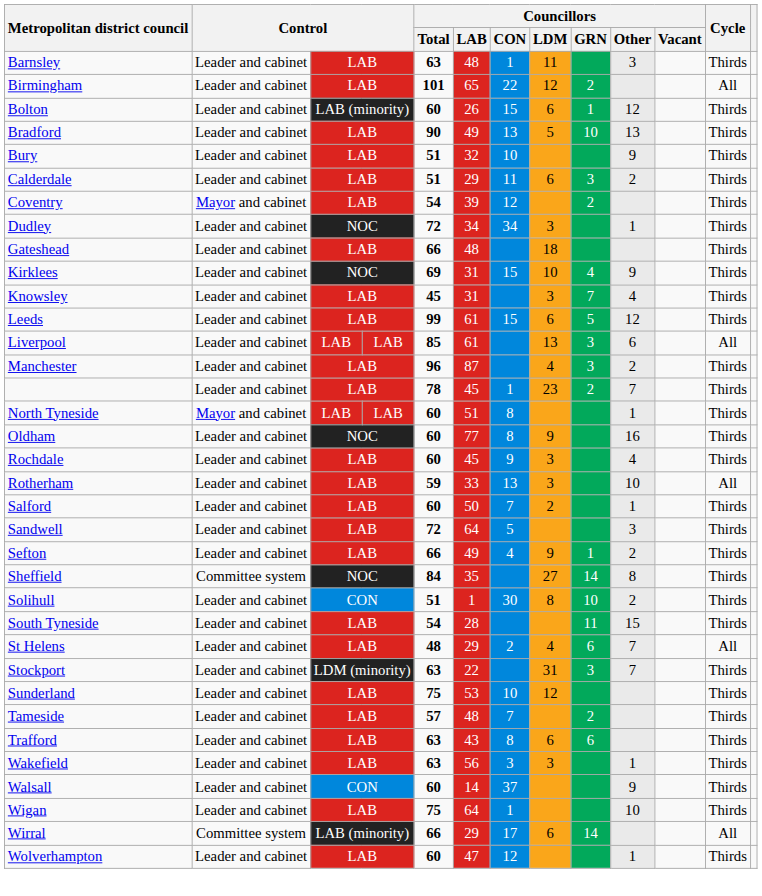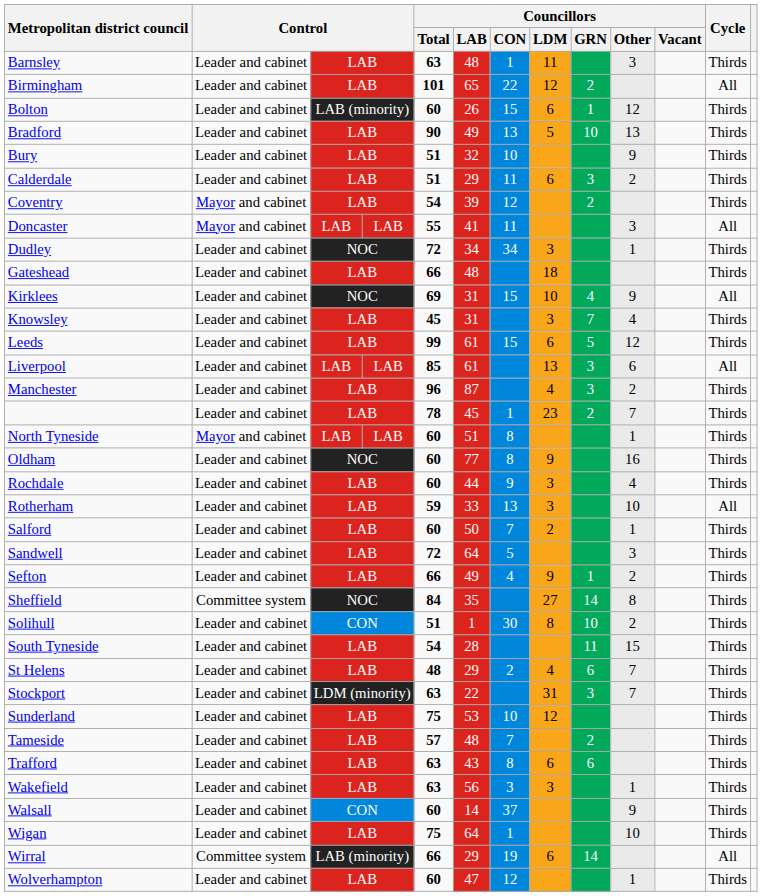+ row: (38, 226)
(728, 272) Thirds -> (728, 296) All
(472, 459) 45 -> (472, 483) 44
(728, 646) All -> (728, 669) Thirds
(510, 833) 17 -> (510, 856) 19
